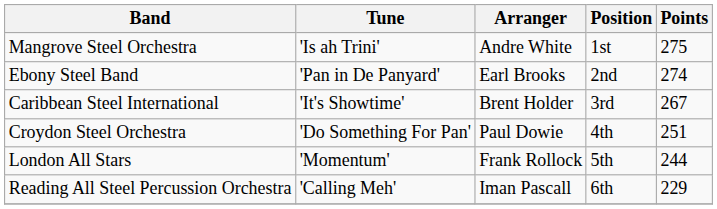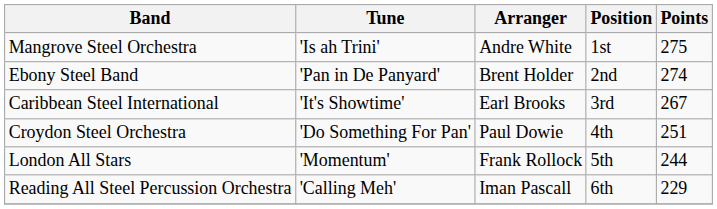(522, 75) Earl Brooks -> (526, 75) Brent Holder
(526, 103) Brent Holder -> (522, 103) Earl Brooks
